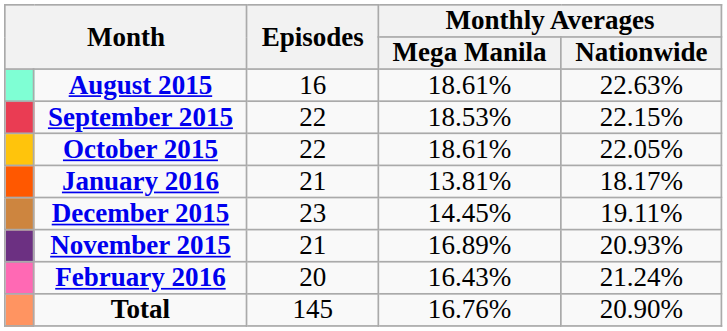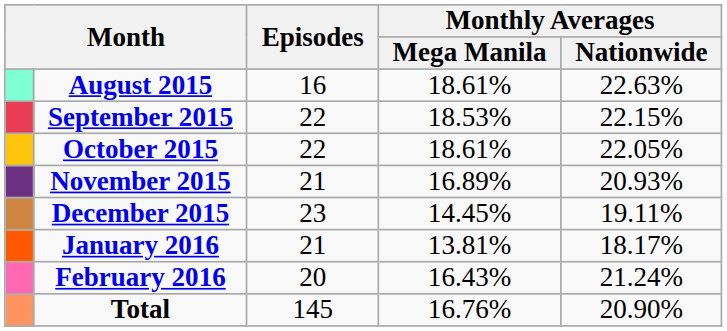rows swapped: (140, 245) <-> (140, 181)
